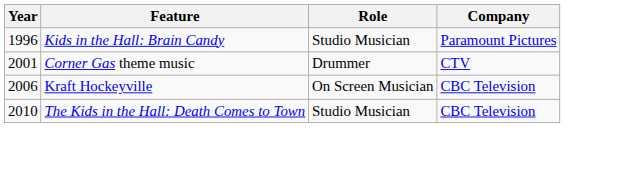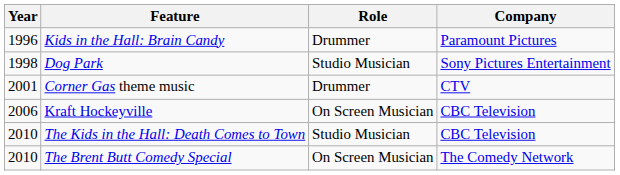(373, 40) Studio Musician -> (373, 40) Drummer
+ row: (175, 63)
+ row: (175, 158)
